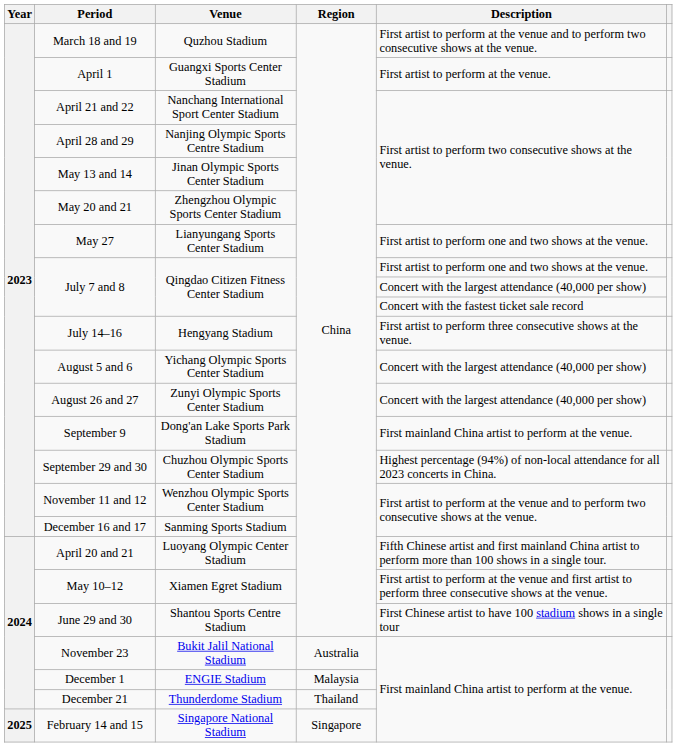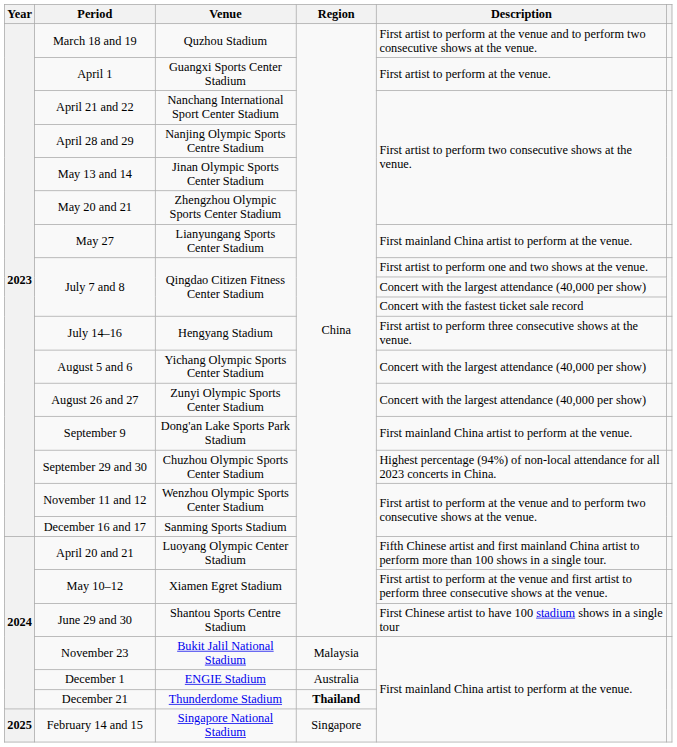(514, 241) First artist to perform one and two shows at the venue. -> (506, 241) First mainland China artist to perform at the venue.
(336, 653) Australia -> (336, 653) Malaysia
(336, 679) Malaysia -> (336, 679) Australia
(336, 699) normal -> (336, 699) bold
